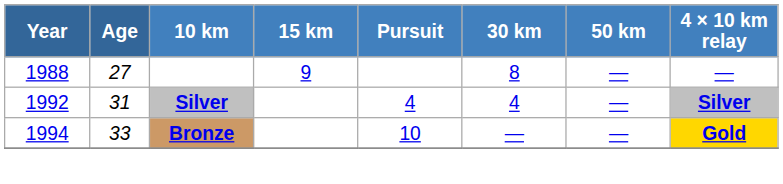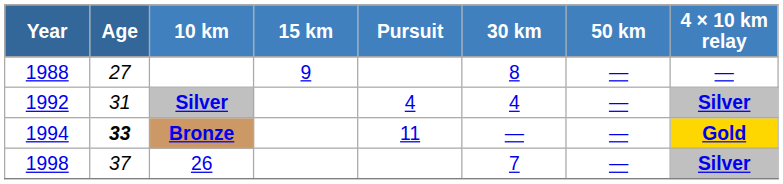(120, 133) normal -> (120, 133) bold
(410, 133) 10 -> (410, 133) 11
+ row: (47, 164)
